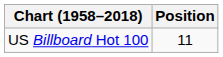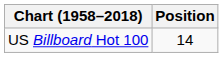(185, 40) 11 -> (185, 40) 14
